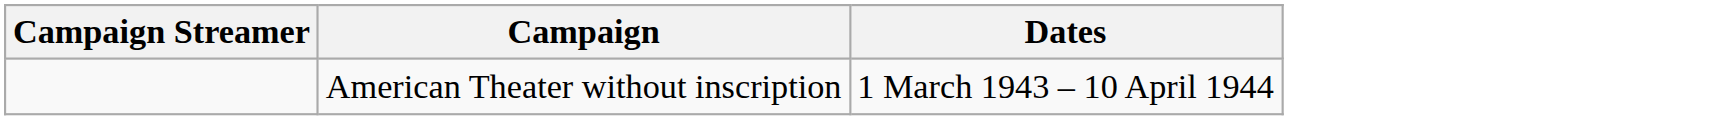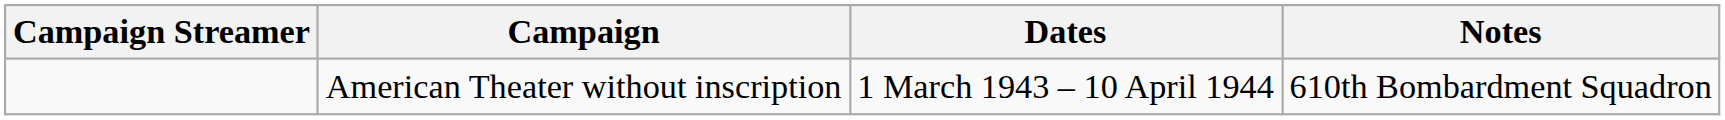+ column: (1501, 31)
